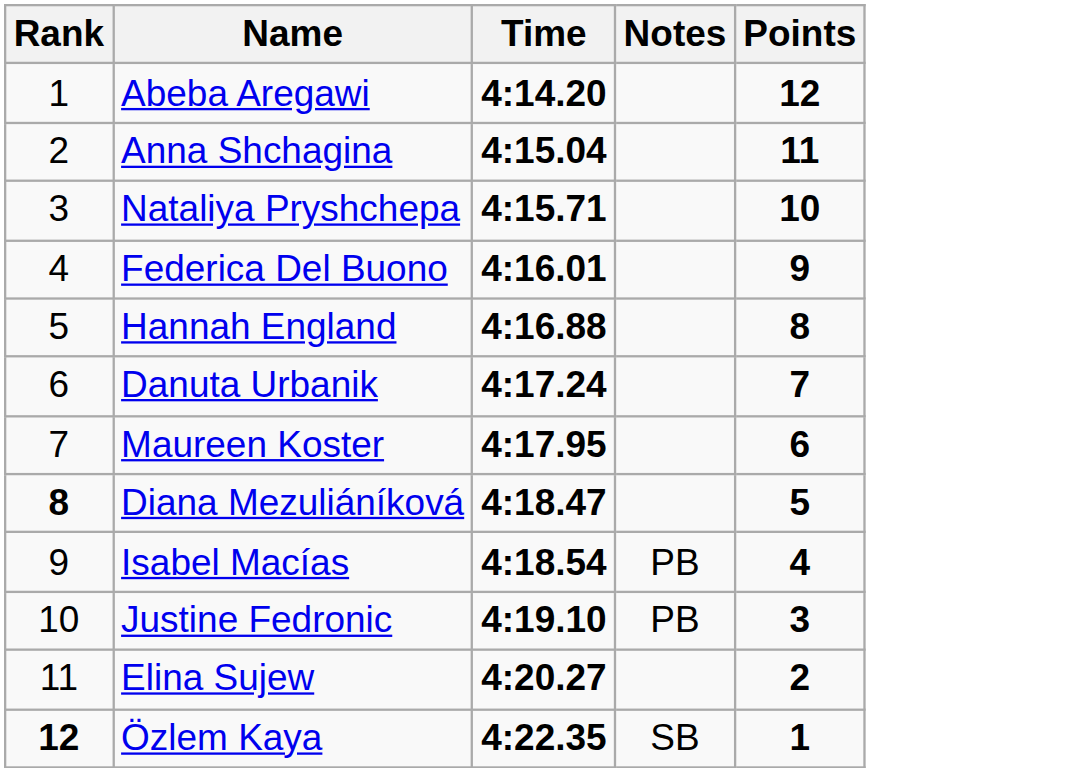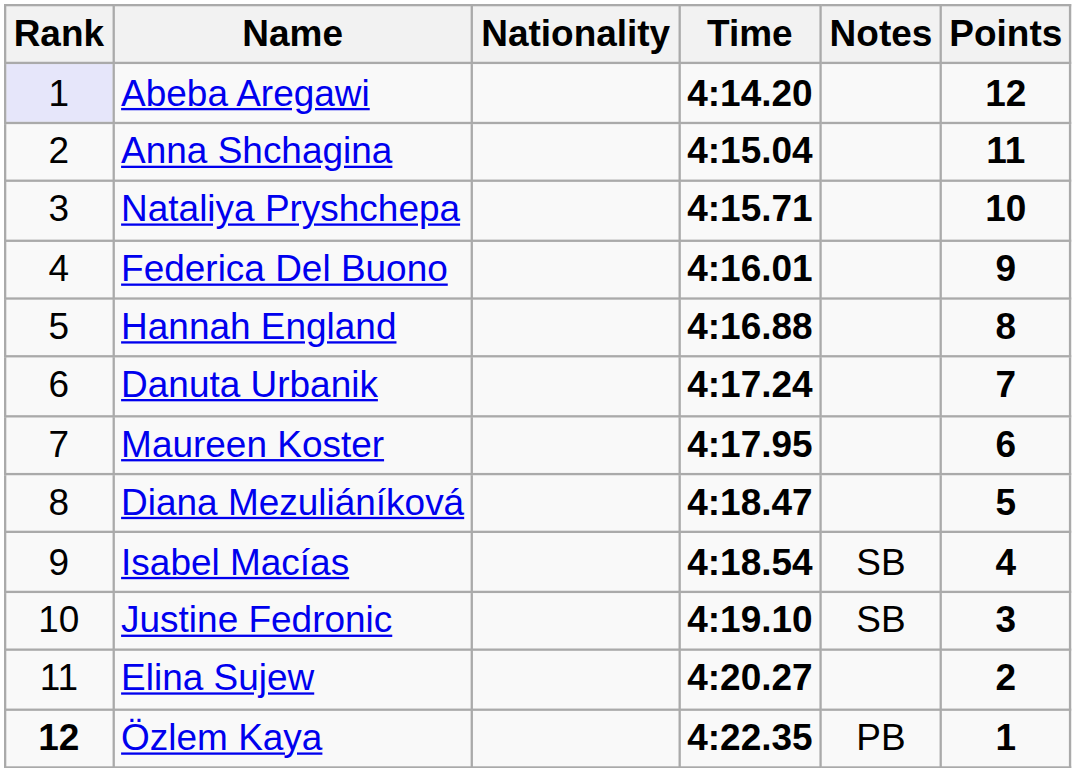+ column: (576, 33)
(59, 92) no background -> (59, 92) lavender background
(59, 502) bold -> (59, 502) normal
(675, 561) PB -> (881, 561) SB
(675, 619) PB -> (881, 619) SB
(675, 737) SB -> (881, 737) PB
